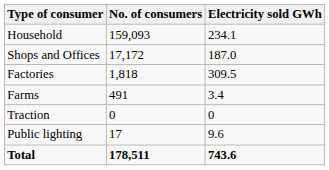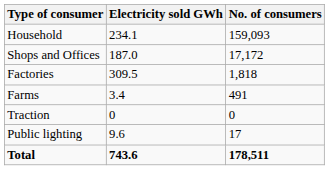columns swapped: (156, 14) <-> (265, 14)
